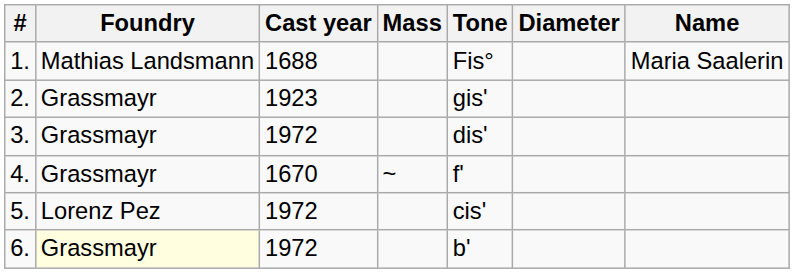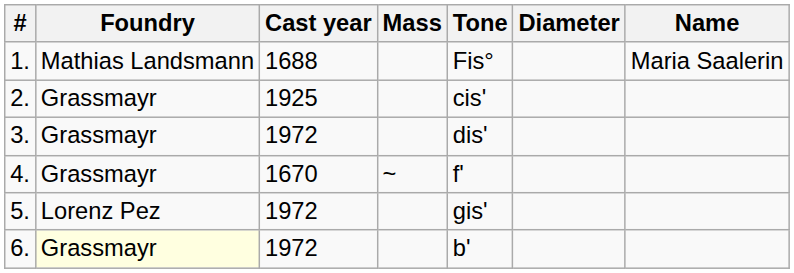(291, 98) 1923 -> (291, 98) 1925
(470, 98) gis' -> (469, 98) cis'
(469, 211) cis' -> (470, 211) gis'
